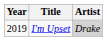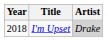(17, 28) 2019 -> (17, 28) 2018
